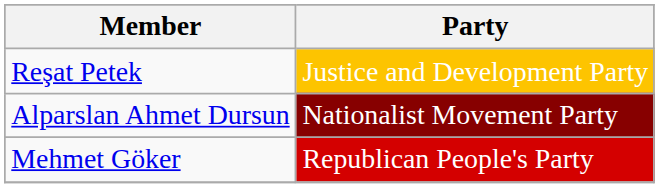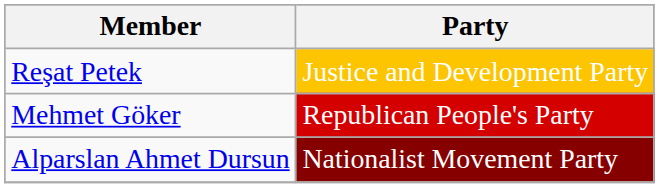rows swapped: (96, 159) <-> (150, 114)
